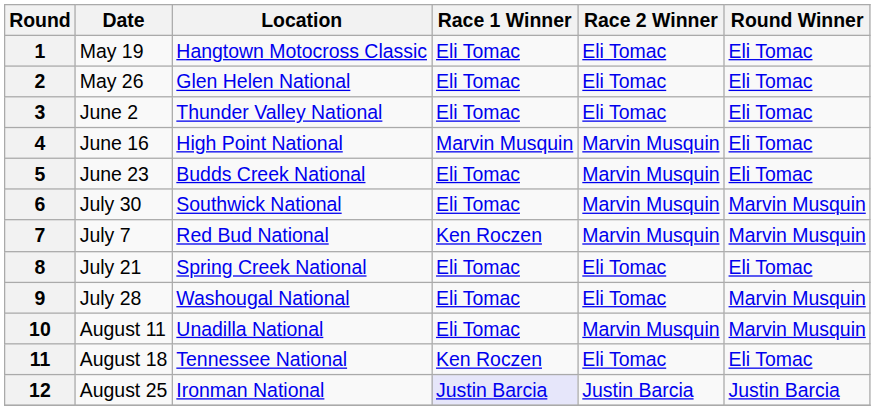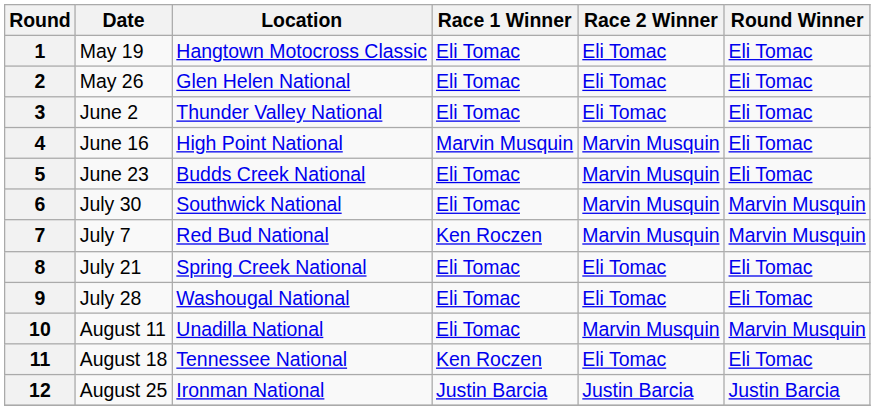(797, 297) Marvin Musquin -> (771, 297) Eli Tomac
(492, 390) lavender background -> (492, 390) no background
